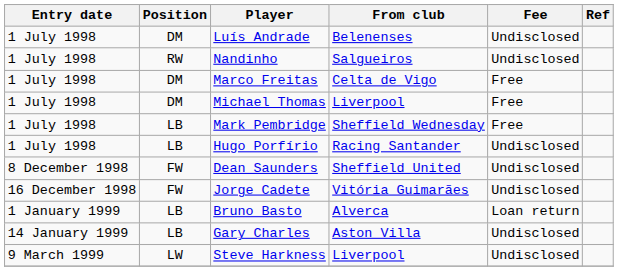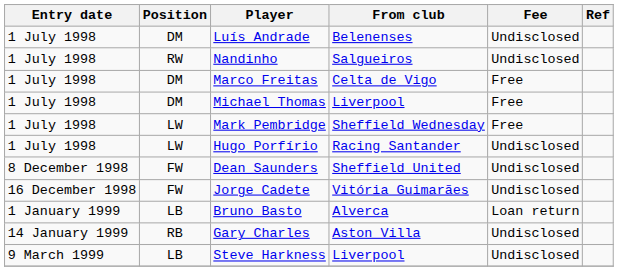(175, 125) LB -> (175, 125) LW
(175, 146) LB -> (175, 146) LW
(175, 234) LB -> (175, 234) RB
(175, 255) LW -> (175, 255) LB
